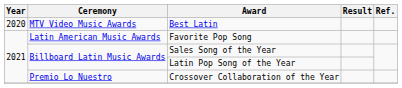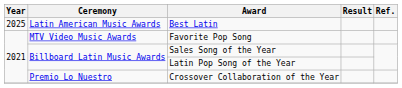(16, 24) 2020 -> (16, 24) 2025
(83, 24) MTV Video Music Awards -> (95, 24) Latin American Music Awards
(95, 37) Latin American Music Awards -> (83, 37) MTV Video Music Awards
